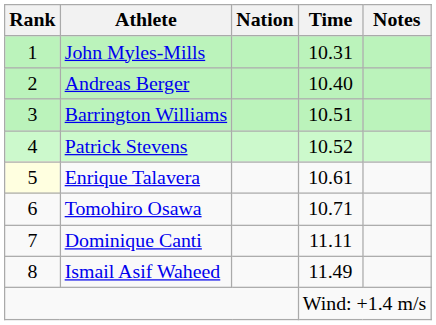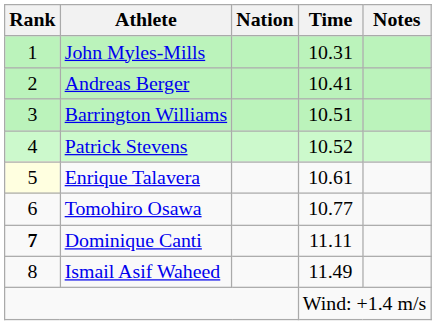(331, 83) 10.40 -> (331, 83) 10.41
(331, 209) 10.71 -> (331, 209) 10.77
(32, 240) normal -> (32, 240) bold
